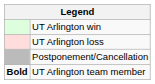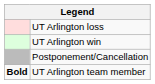rows swapped: (67, 27) <-> (68, 42)
